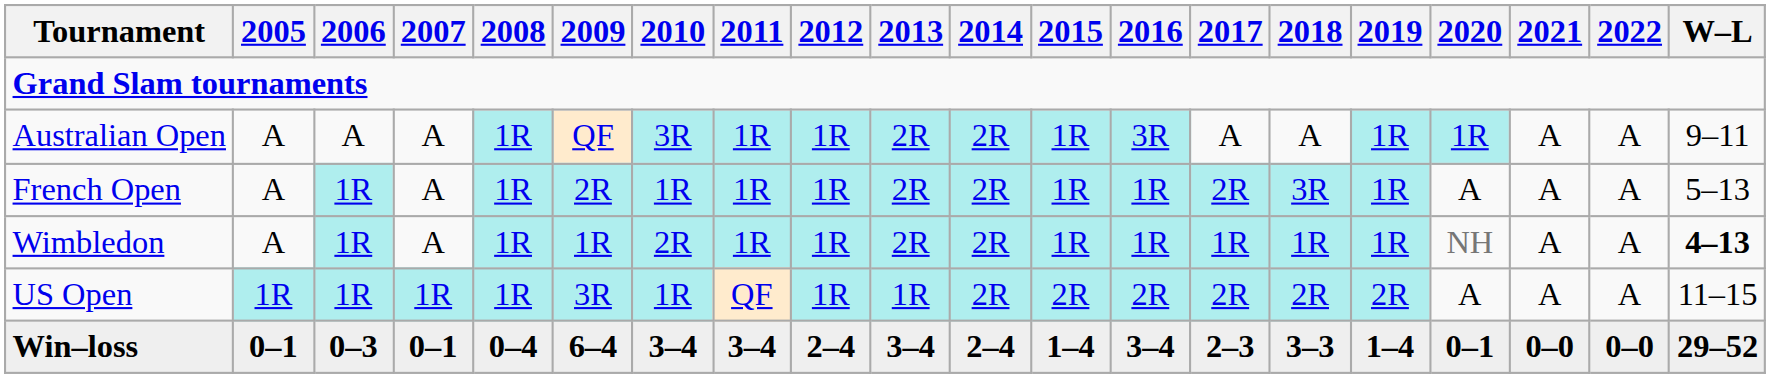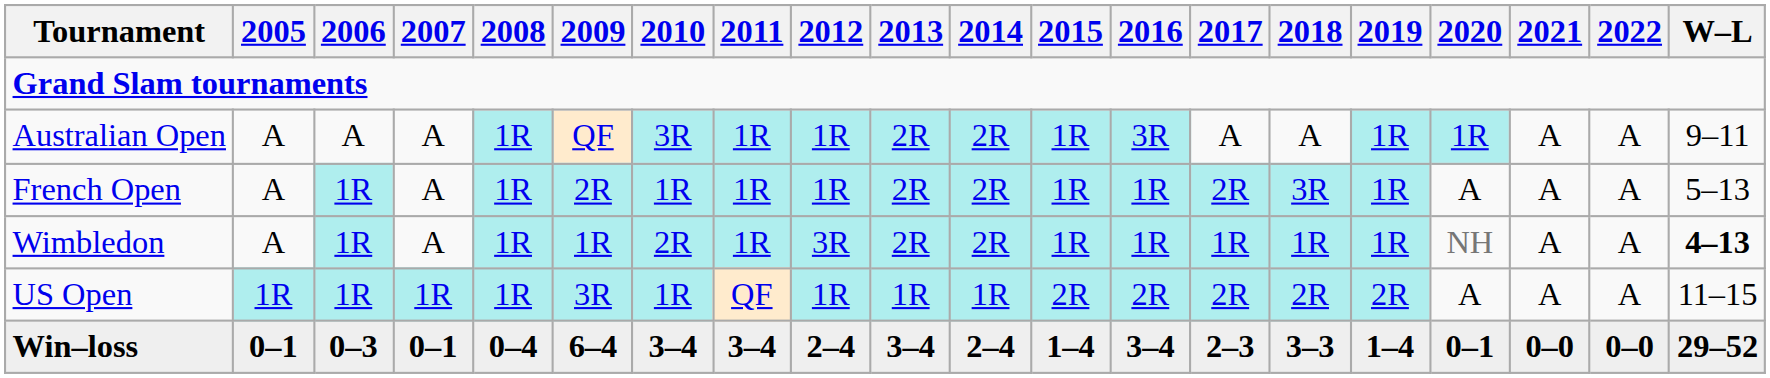(831, 240) 1R -> (831, 240) 3R
(991, 293) 2R -> (991, 293) 1R
